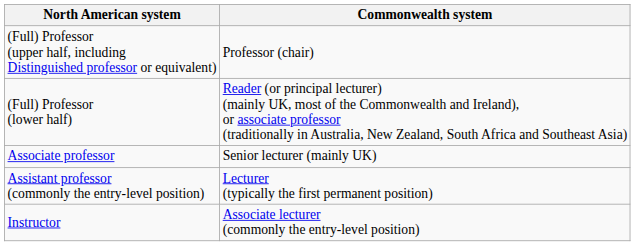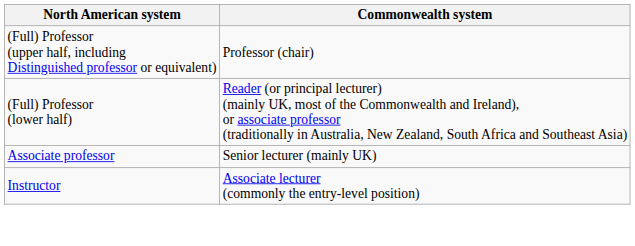- row: (106, 185)
